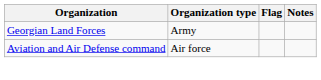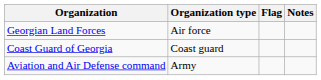(183, 30) Army -> (191, 30) Air force
+ row: (60, 48)
(191, 48) Air force -> (183, 65) Army
